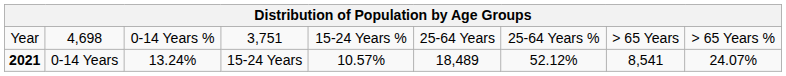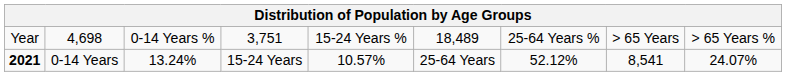(457, 37) 25-64 Years -> (457, 37) 18,489
(457, 60) 18,489 -> (457, 60) 25-64 Years
